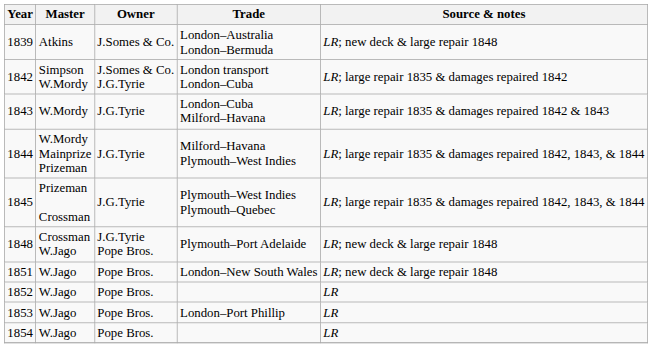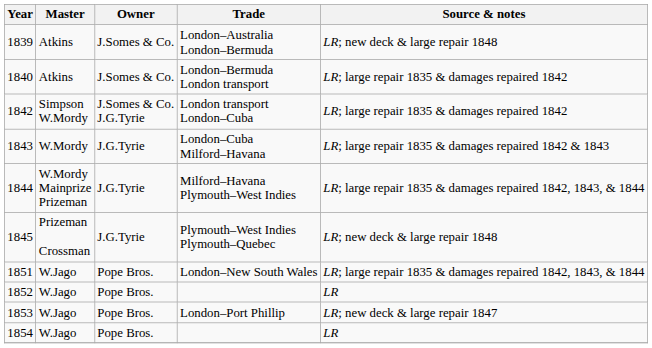+ row: (20, 76)
(484, 202) LR; large repair 1835 & damages repaired 1842, 1843, & 1844 -> (410, 237) LR; new deck & large repair 1848
- row: (20, 244)
(410, 271) LR; new deck & large repair 1848 -> (484, 271) LR; large repair 1835 & damages repaired 1842, 1843, & 1844
(331, 312) LR -> (410, 312) LR; new deck & large repair 1847
